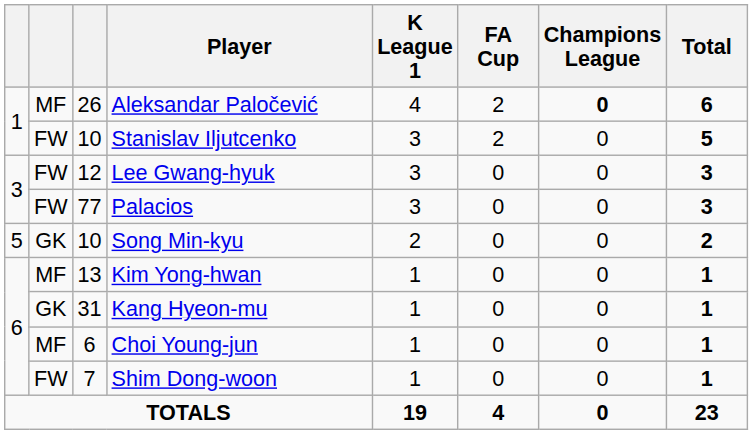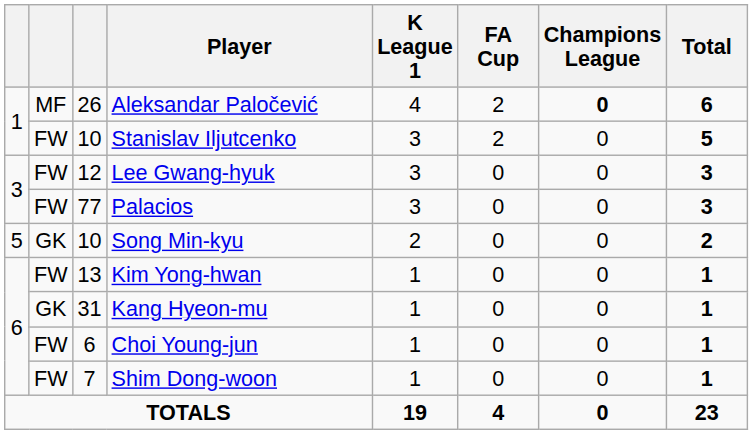(51, 275) MF -> (51, 275) FW
(51, 344) MF -> (51, 344) FW
